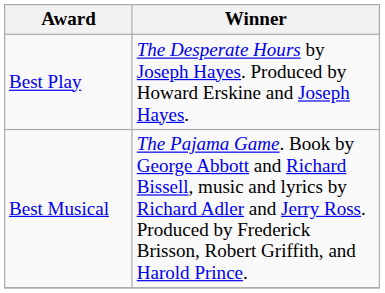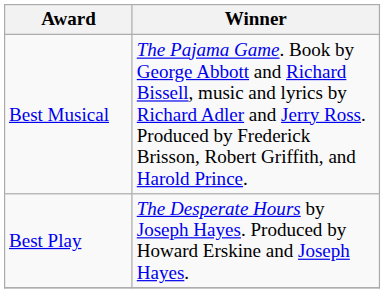rows swapped: (45, 81) <-> (59, 208)
